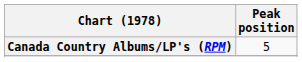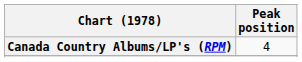(266, 47) 5 -> (266, 47) 4
